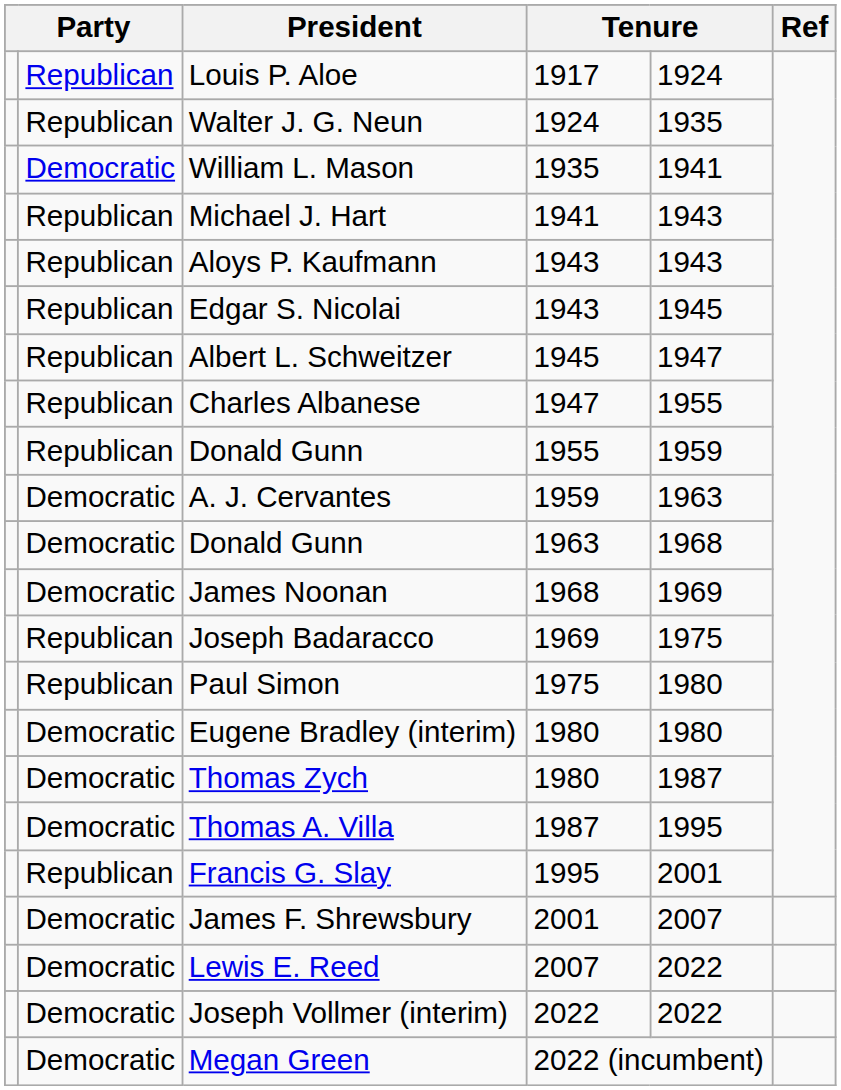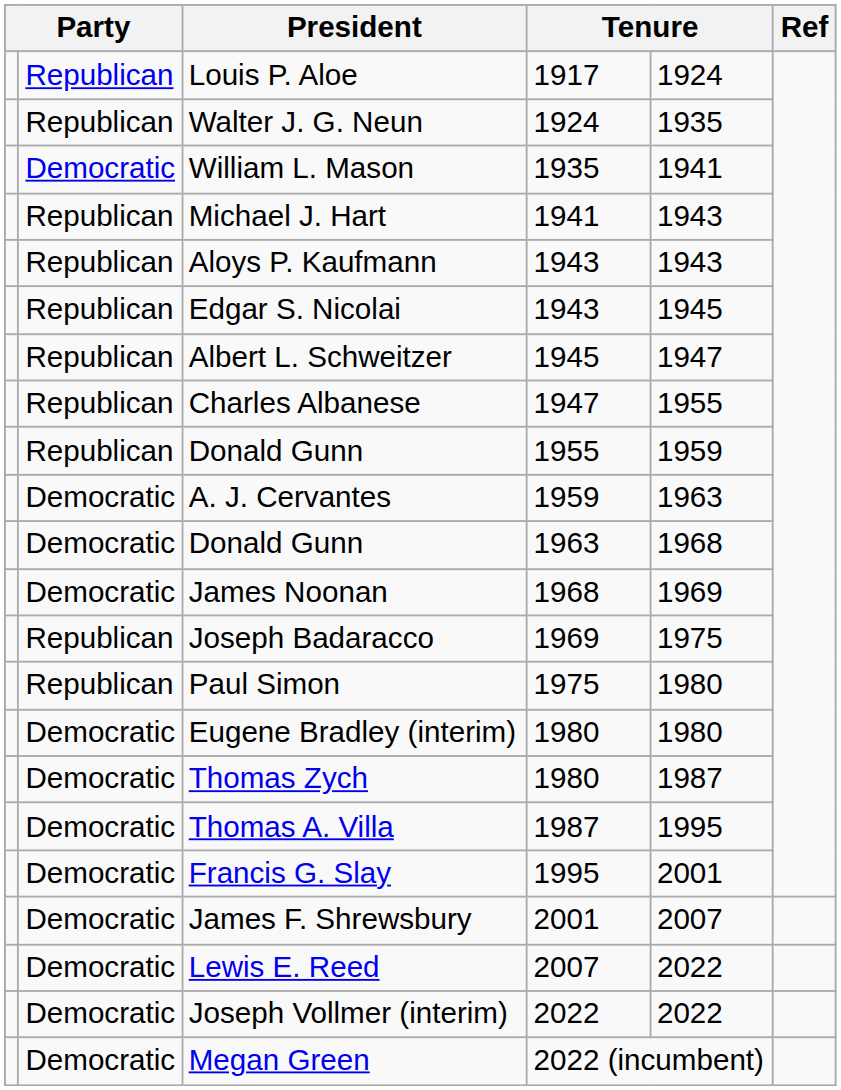(99, 872) Republican -> (100, 872) Democratic
